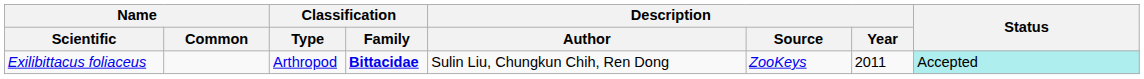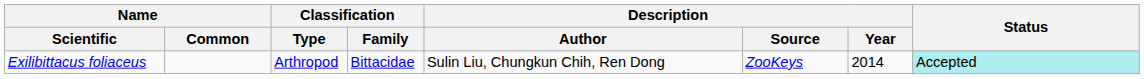(384, 62) bold -> (383, 62) normal
(870, 62) 2011 -> (868, 62) 2014
